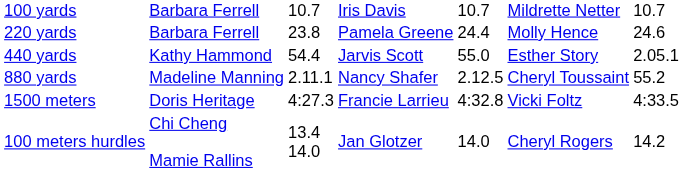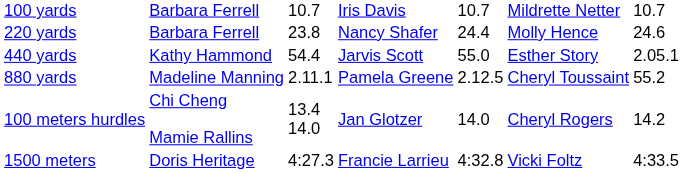(396, 33) Pamela Greene -> (388, 33) Nancy Shafer
(388, 78) Nancy Shafer -> (396, 78) Pamela Greene
rows swapped: (50, 100) <-> (75, 142)
